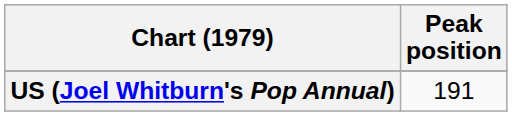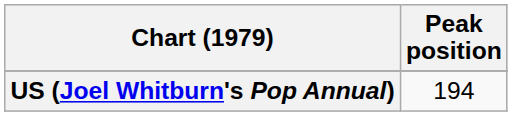(454, 90) 191 -> (454, 90) 194
